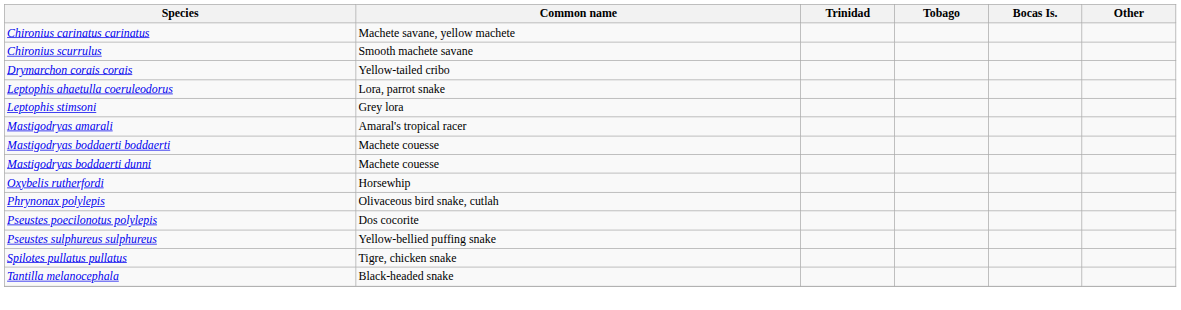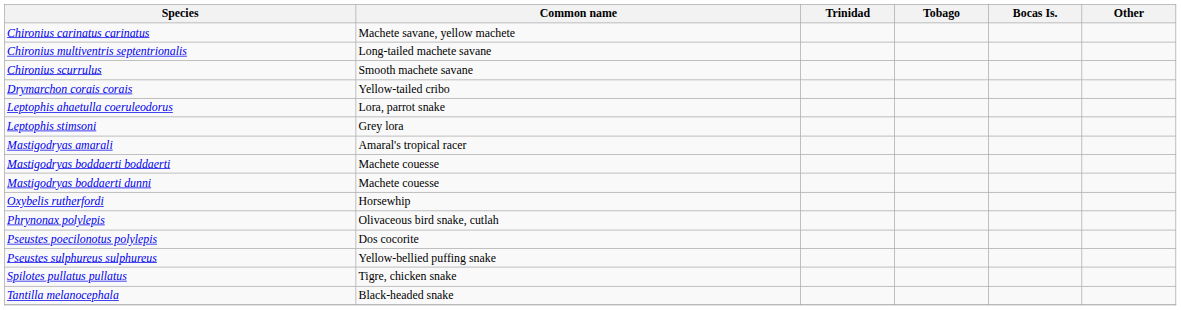+ row: (97, 51)
